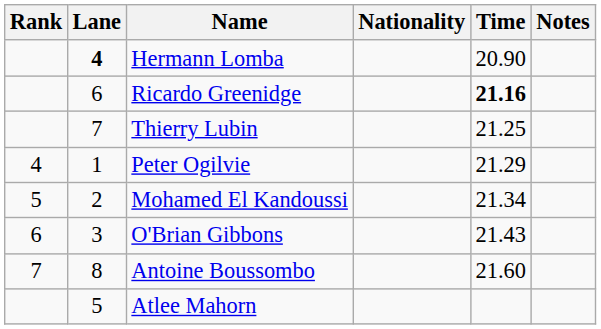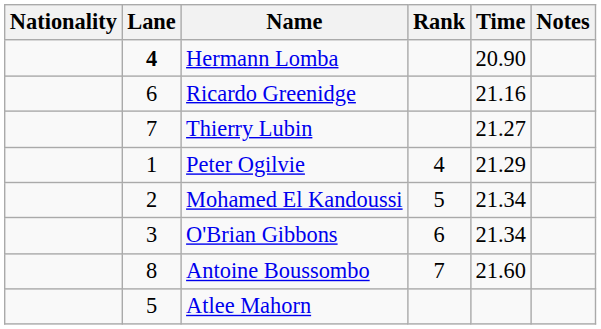columns swapped: (36, 22) <-> (412, 22)
(501, 93) bold -> (501, 93) normal
(501, 128) 21.25 -> (501, 128) 21.27
(501, 235) 21.43 -> (501, 235) 21.34
